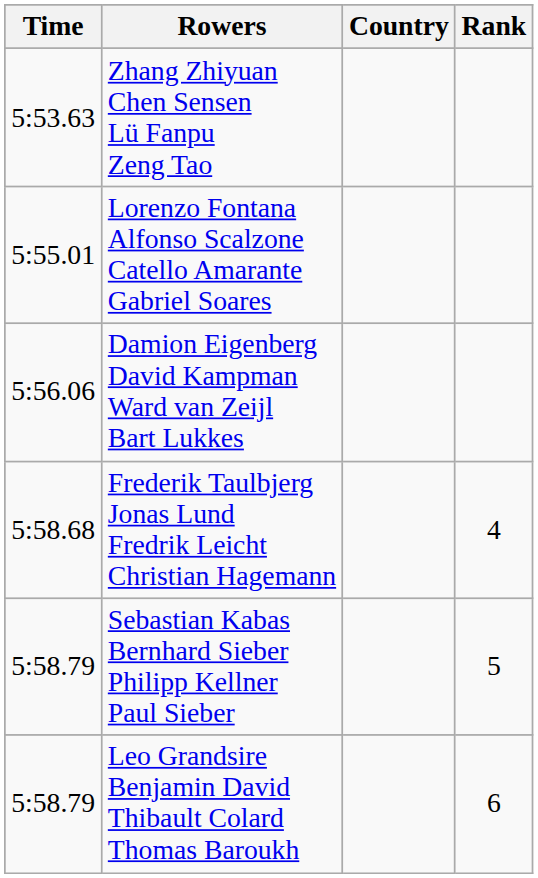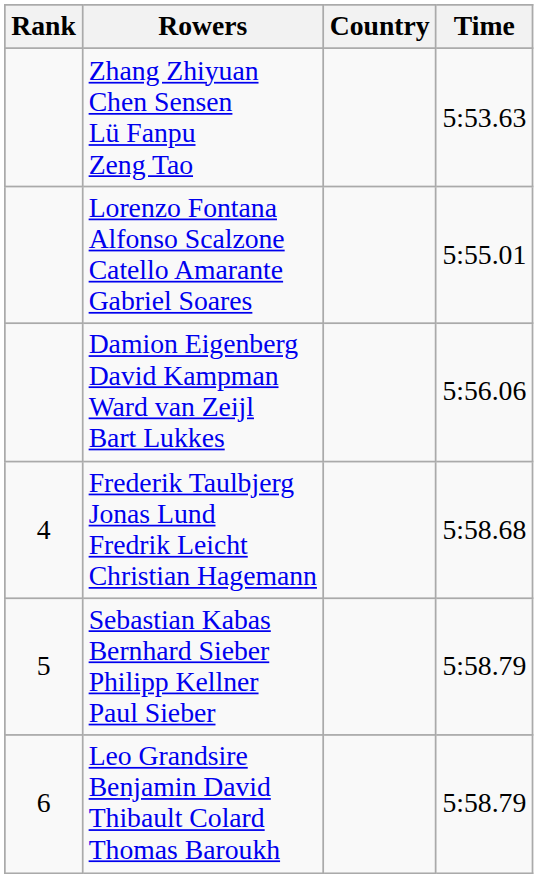columns swapped: (494, 26) <-> (53, 26)
